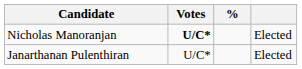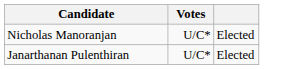- column: (232, 14)
(197, 34) bold -> (197, 34) normal
